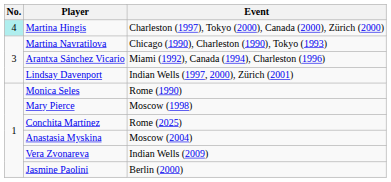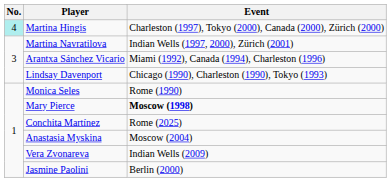(228, 43) Chicago (1990), Charleston (1990), Tokyo (1993) -> (211, 43) Indian Wells (1997, 2000), Zürich (2001)
(211, 75) Indian Wells (1997, 2000), Zürich (2001) -> (228, 75) Chicago (1990), Charleston (1990), Tokyo (1993)
(161, 106) normal -> (161, 106) bold
